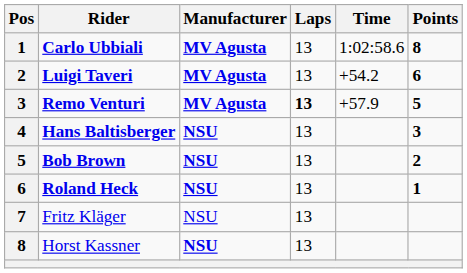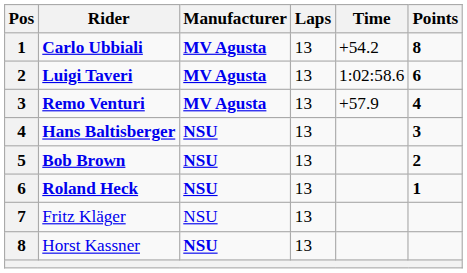(372, 47) 1:02:58.6 -> (359, 47) +54.2
(359, 75) +54.2 -> (372, 75) 1:02:58.6
(303, 103) bold -> (303, 103) normal
(417, 103) 5 -> (417, 103) 4
